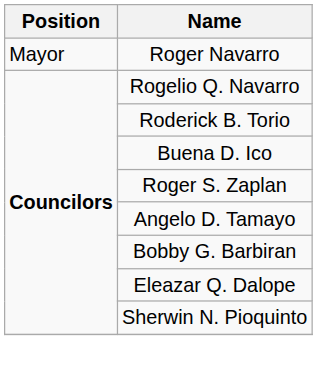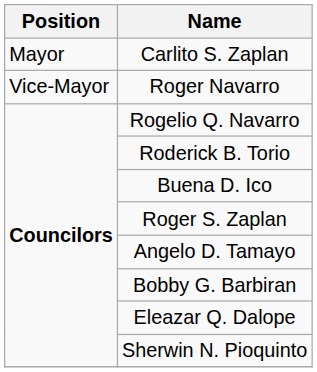+ row: (215, 54)
(37, 54) Mayor -> (59, 87) Vice-Mayor
